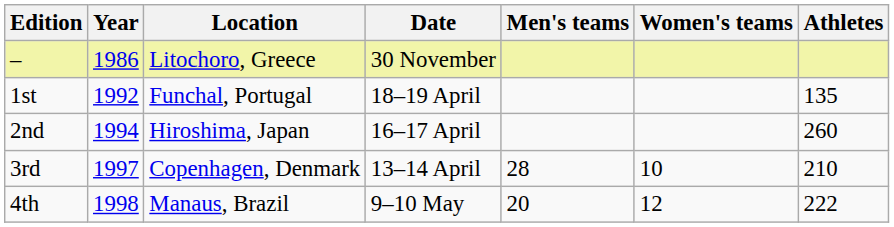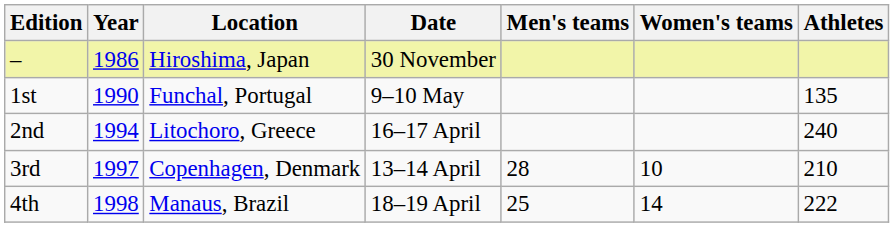(233, 58) Litochoro, Greece -> (229, 58) Hiroshima, Japan
(116, 95) 1992 -> (116, 95) 1990
(426, 95) 18–19 April -> (418, 95) 9–10 May
(229, 131) Hiroshima, Japan -> (233, 131) Litochoro, Greece
(821, 131) 260 -> (821, 131) 240
(418, 204) 9–10 May -> (426, 204) 18–19 April
(518, 204) 20 -> (518, 204) 25
(651, 204) 12 -> (651, 204) 14
